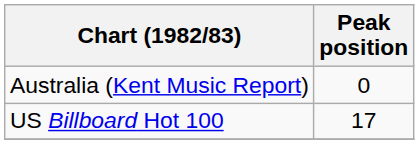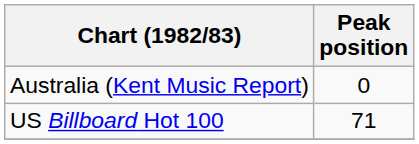(364, 120) 17 -> (364, 120) 71
